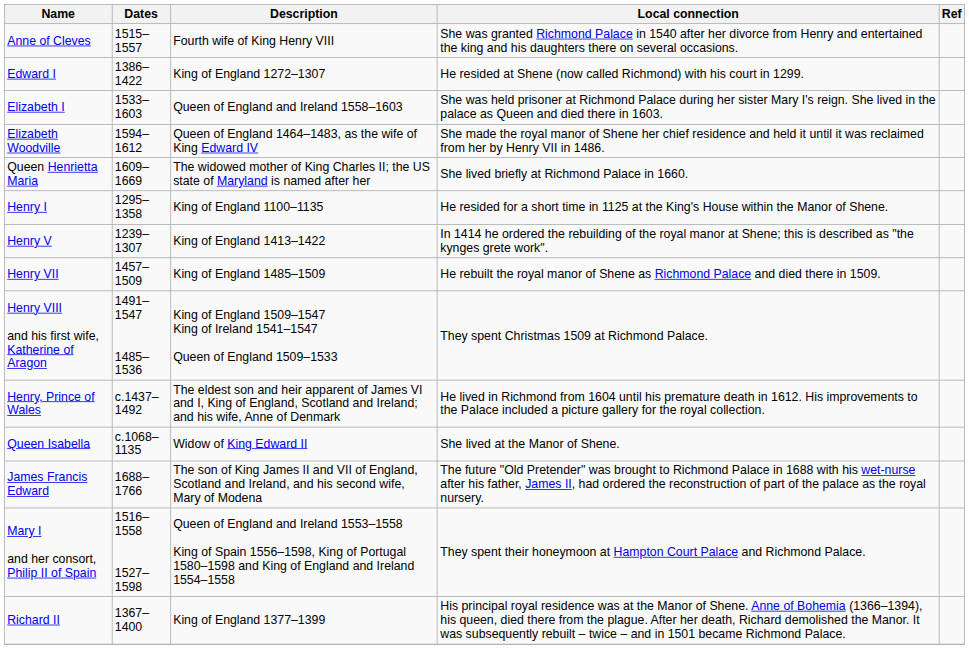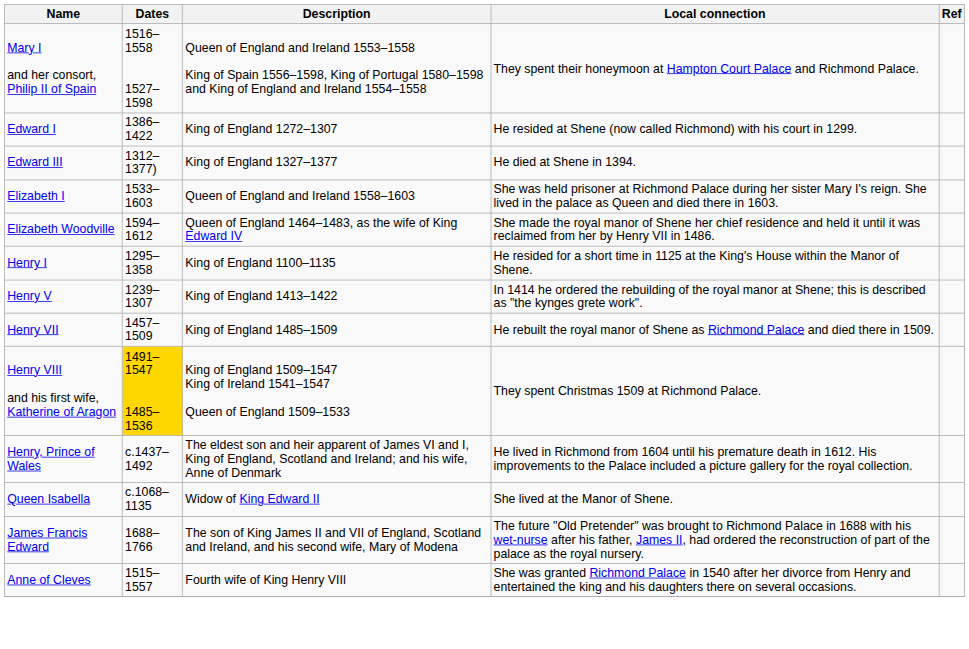rows swapped: (49, 40) <-> (52, 552)
+ row: (35, 162)
- row: (52, 174)
(132, 335) no background -> (142, 391) gold background
- row: (34, 620)
